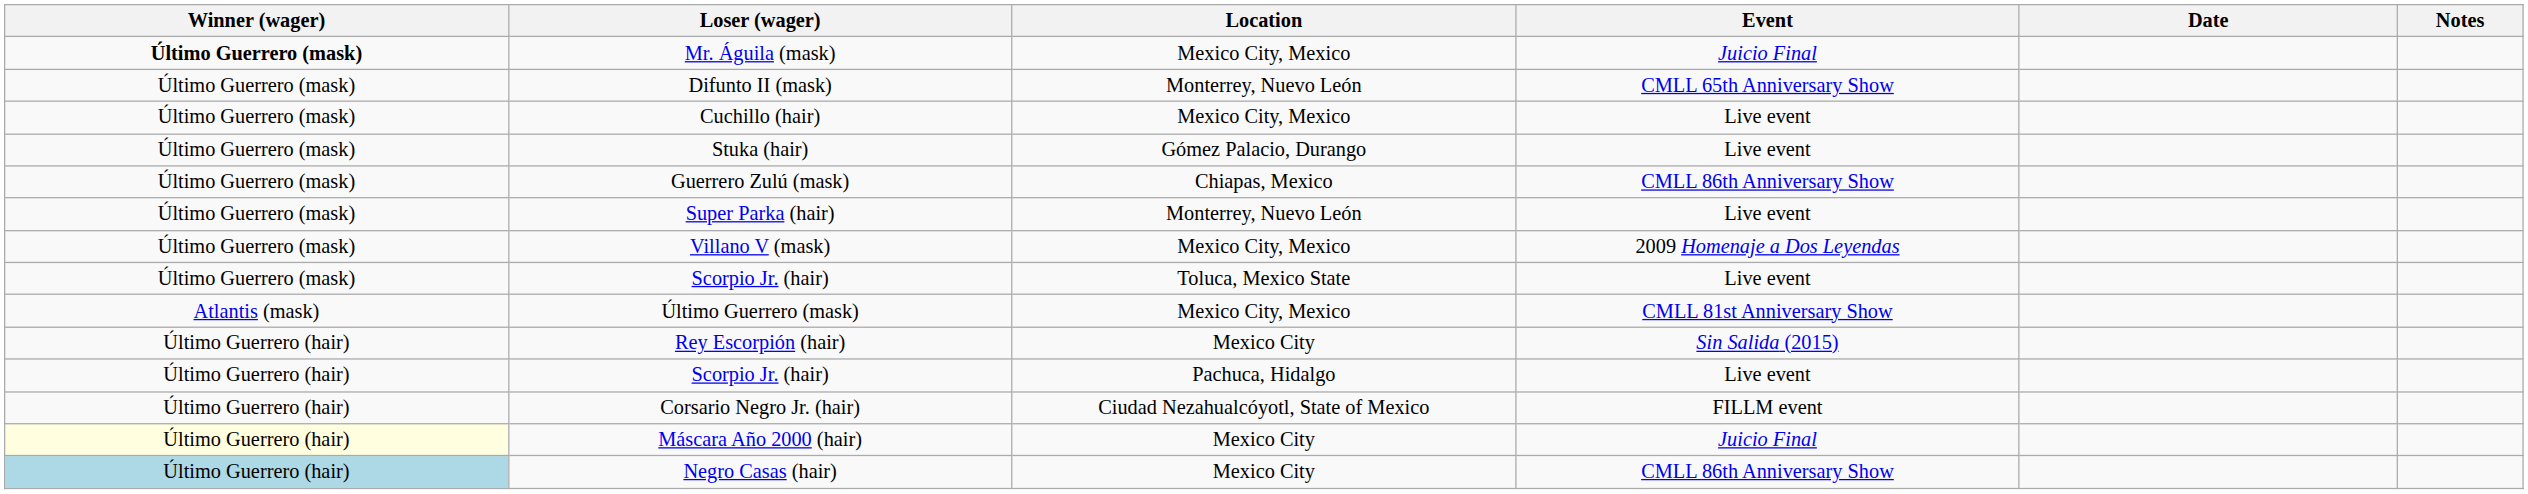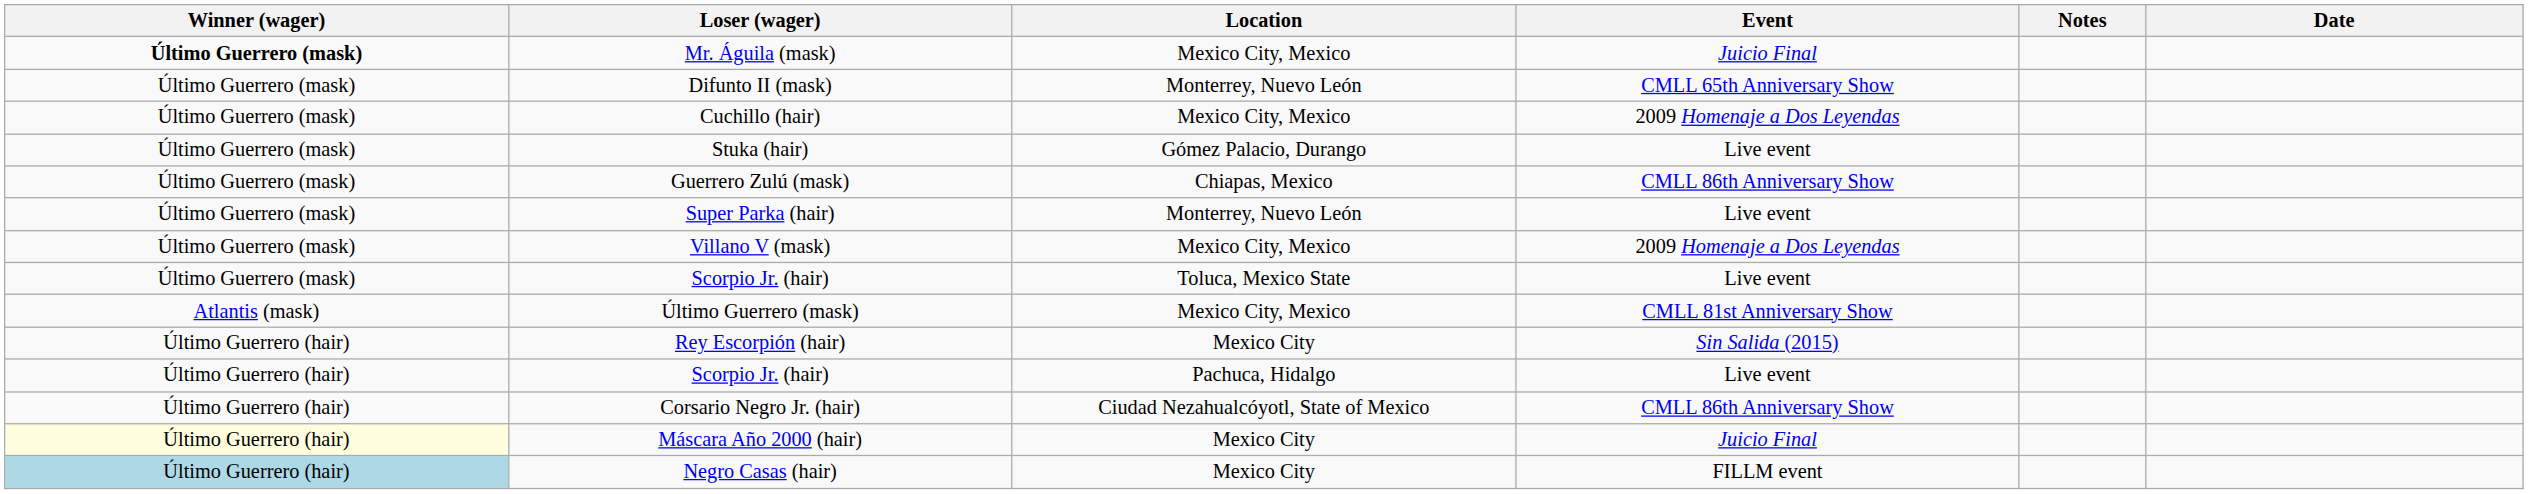columns swapped: (2208, 20) <-> (2460, 20)
(1767, 117) Live event -> (1767, 117) 2009 Homenaje a Dos Leyendas
(1767, 407) FILLM event -> (1767, 407) CMLL 86th Anniversary Show
(1767, 471) CMLL 86th Anniversary Show -> (1767, 471) FILLM event
